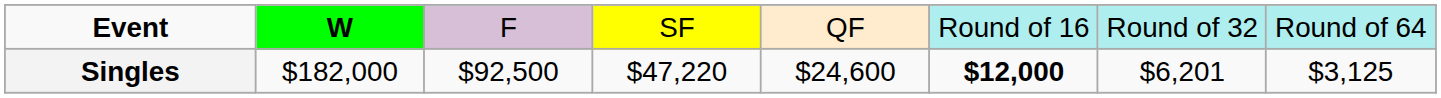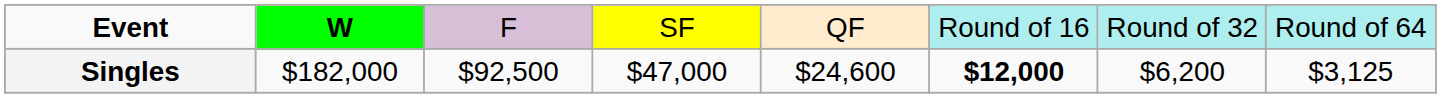(677, 71) $47,220 -> (677, 71) $47,000
(1182, 71) $6,201 -> (1182, 71) $6,200
